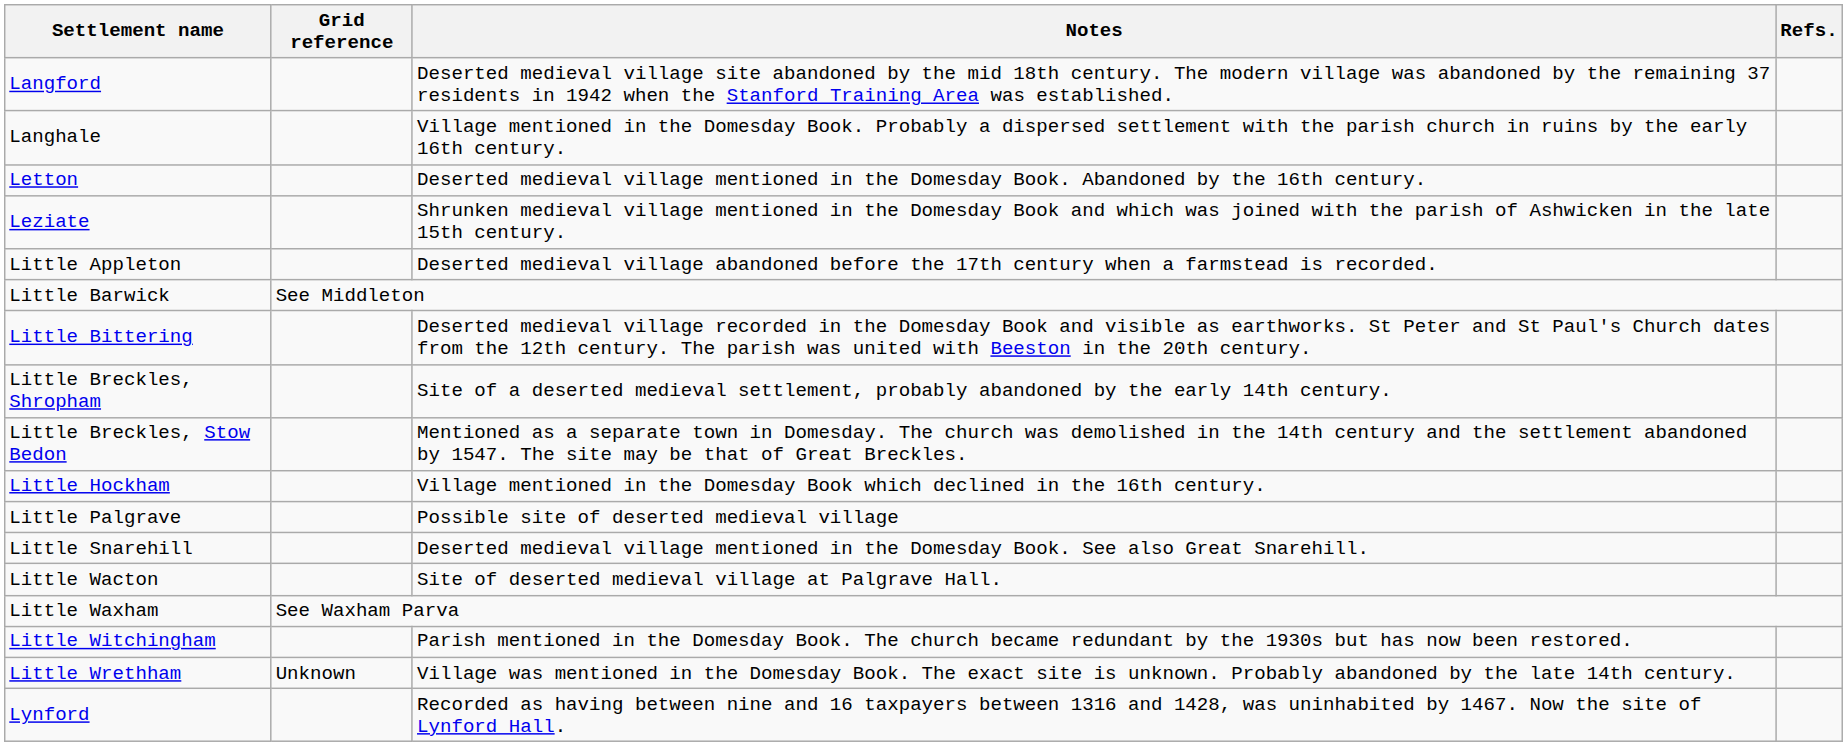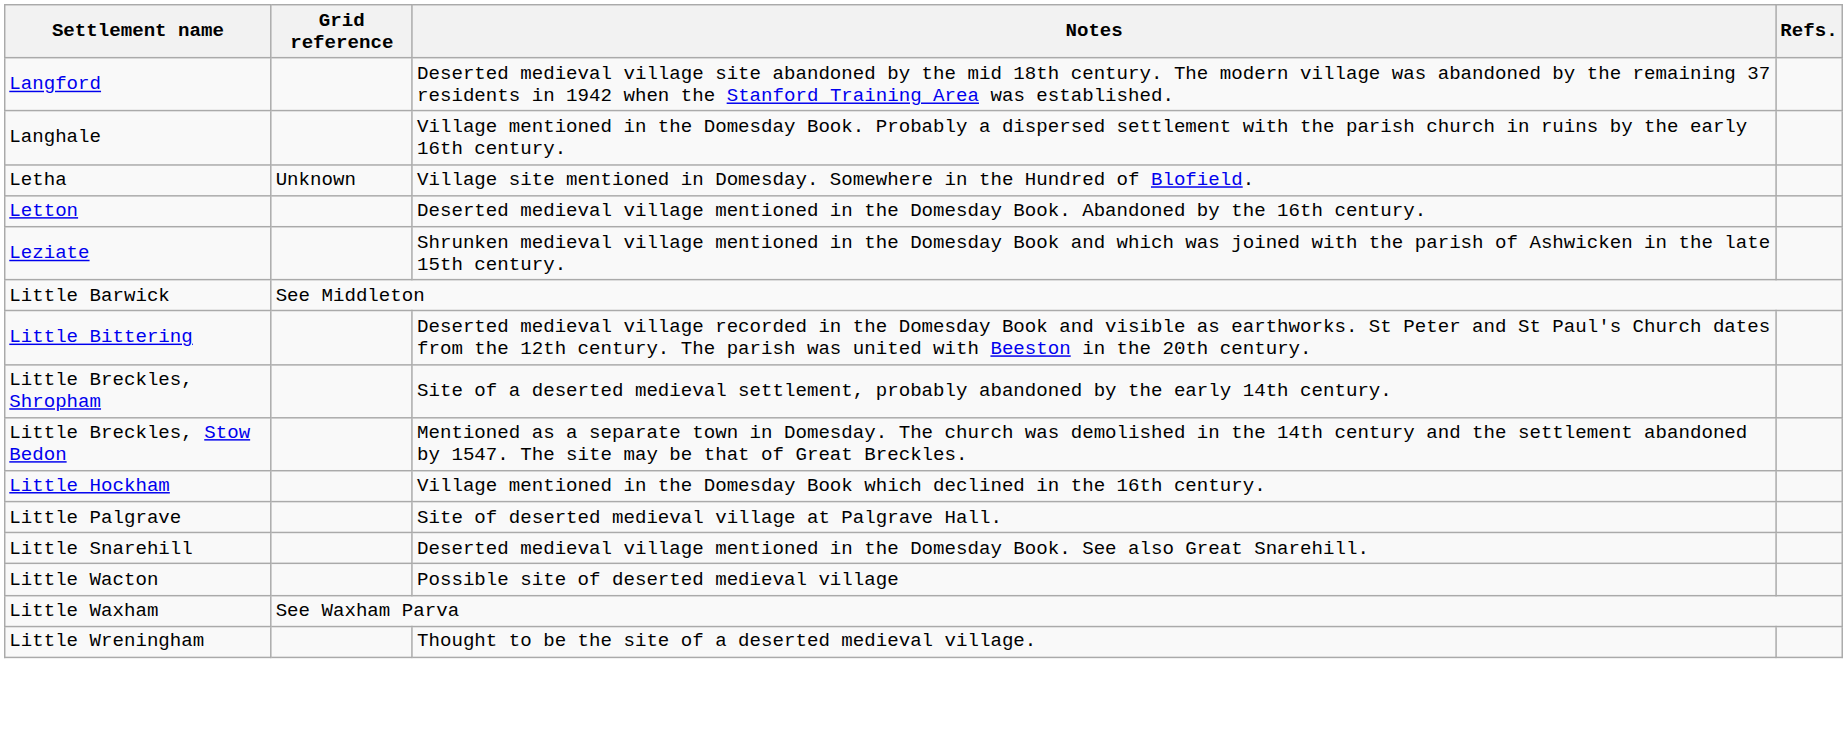+ row: (38, 180)
- row: (95, 264)
(658, 517) Possible site of deserted medieval village -> (709, 517) Site of deserted medieval village at Palgrave Hall.
(709, 580) Site of deserted medieval village at Palgrave Hall. -> (658, 580) Possible site of deserted medieval village
- row: (113, 642)
+ row: (107, 642)
- row: (95, 673)
- row: (49, 715)
